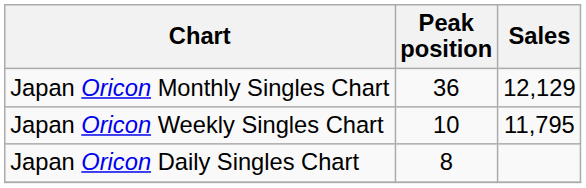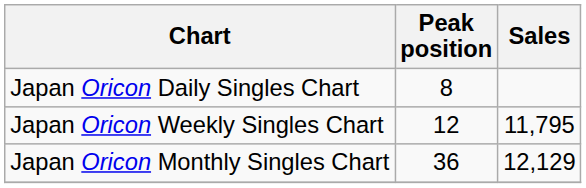rows swapped: (185, 162) <-> (200, 87)
(446, 125) 10 -> (446, 125) 12
